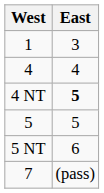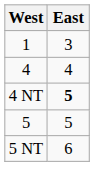- row: (28, 174)
